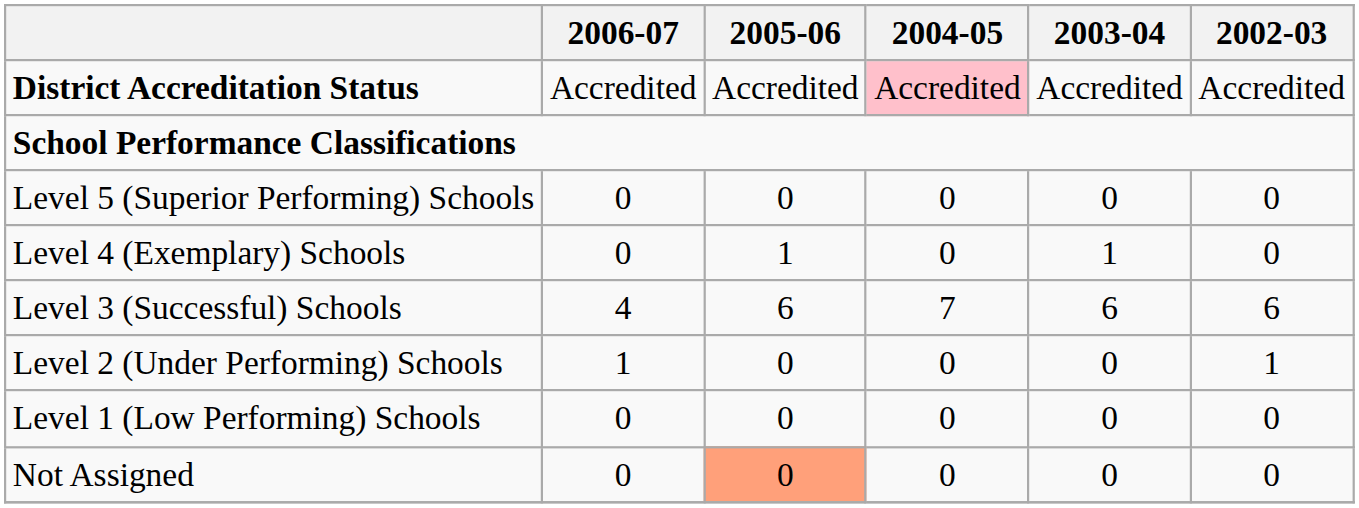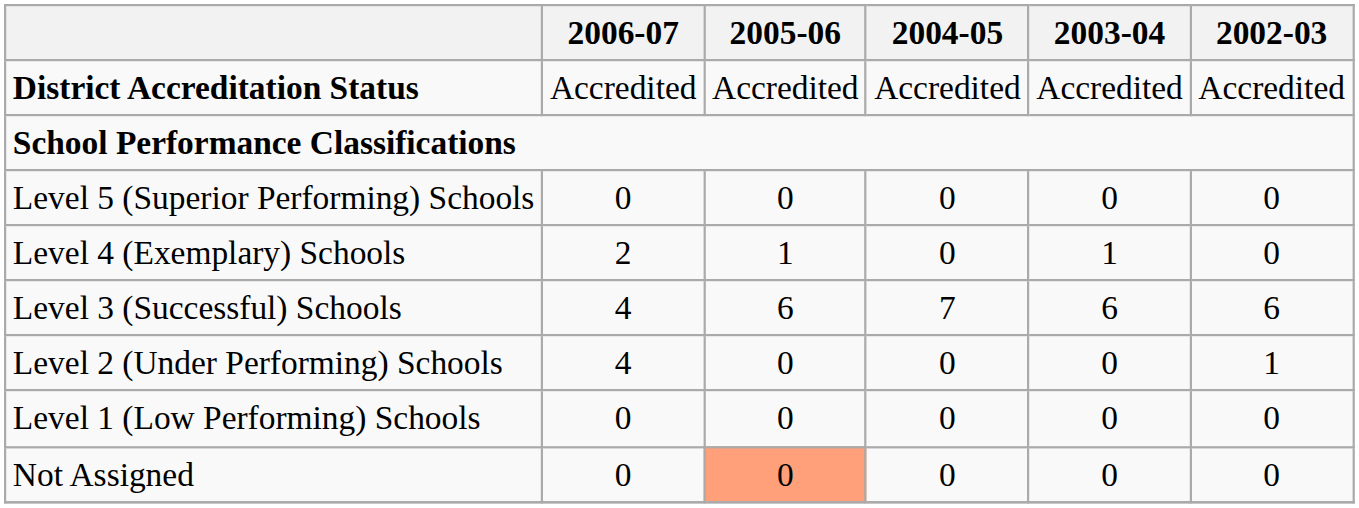(947, 87) pink background -> (947, 87) no background
(623, 252) 0 -> (623, 252) 2
(623, 363) 1 -> (623, 363) 4
